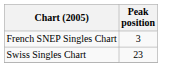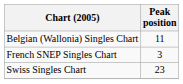+ row: (72, 39)
